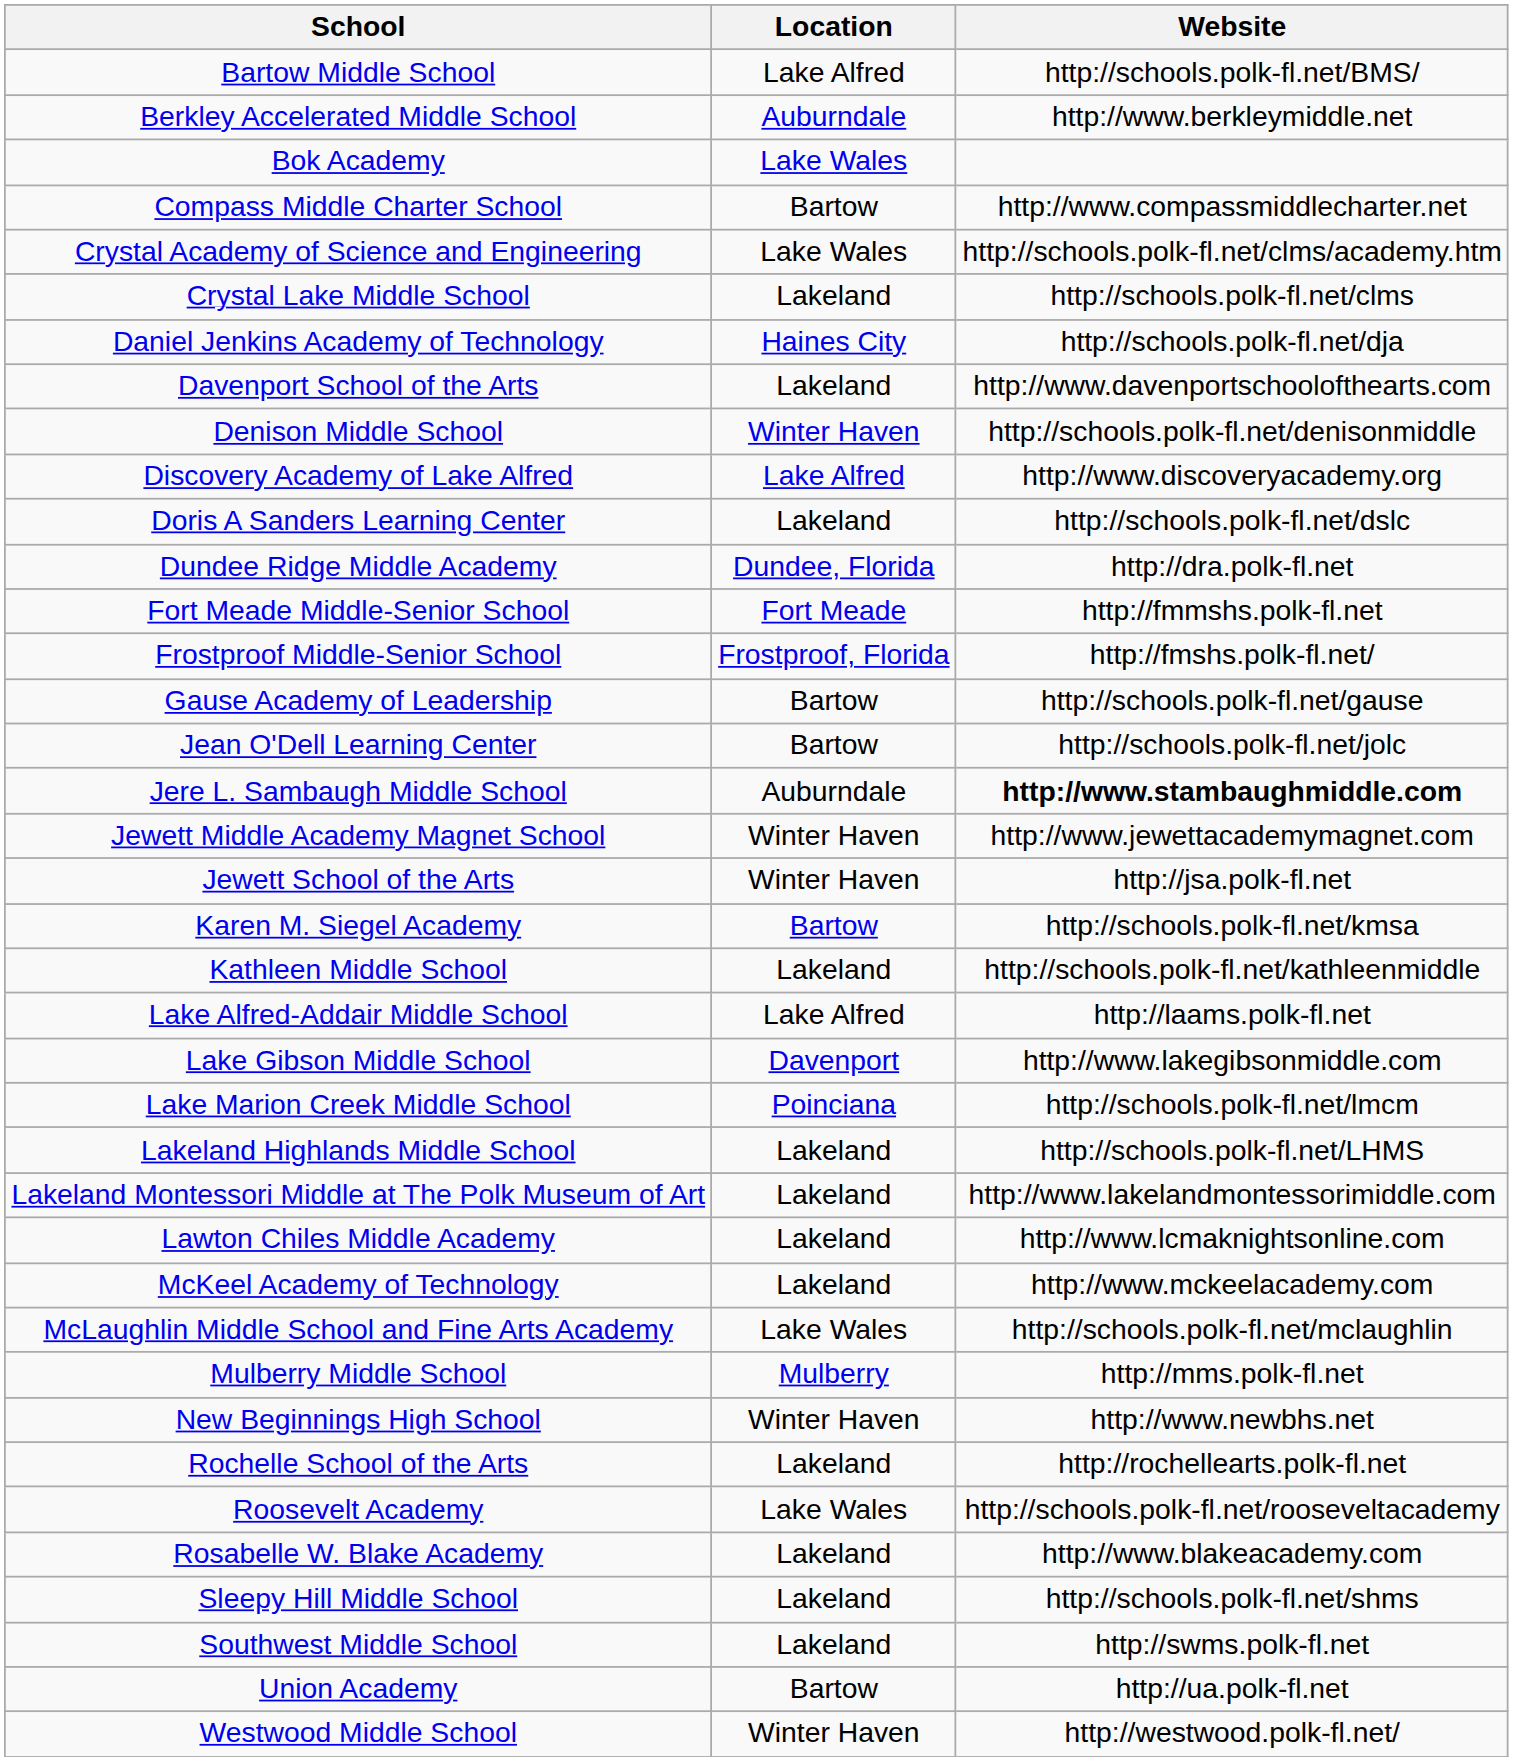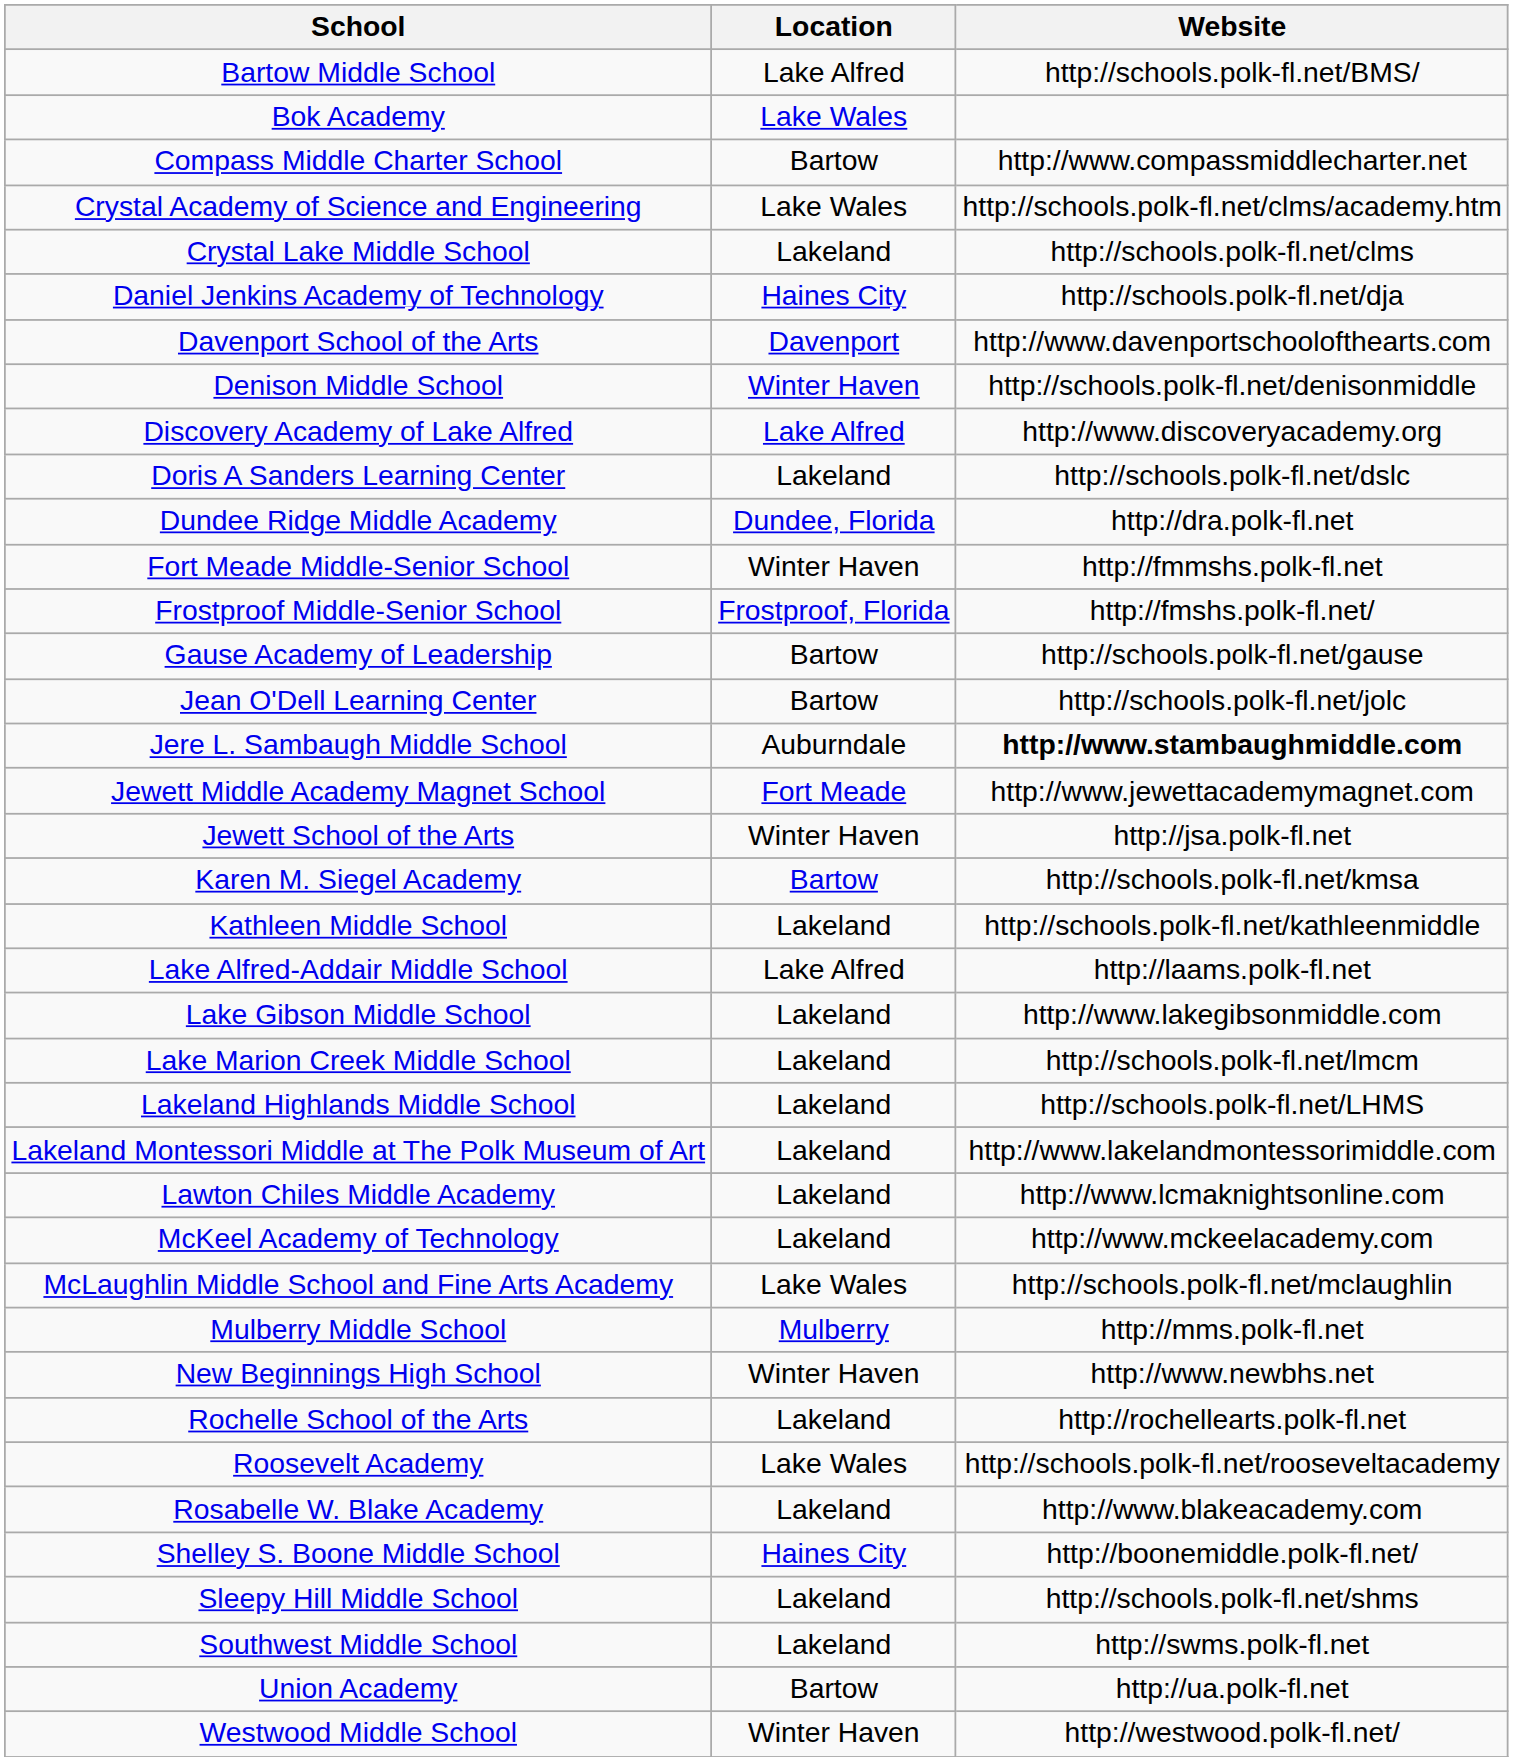- row: (358, 116)
(834, 386) Lakeland -> (834, 341) Davenport
(834, 610) Fort Meade -> (834, 565) Winter Haven
(834, 835) Winter Haven -> (834, 790) Fort Meade
(834, 1059) Davenport -> (834, 1015) Lakeland
(834, 1104) Poinciana -> (834, 1059) Lakeland
+ row: (358, 1554)
